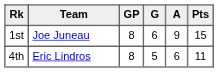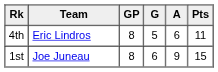rows swapped: (17, 35) <-> (17, 56)
